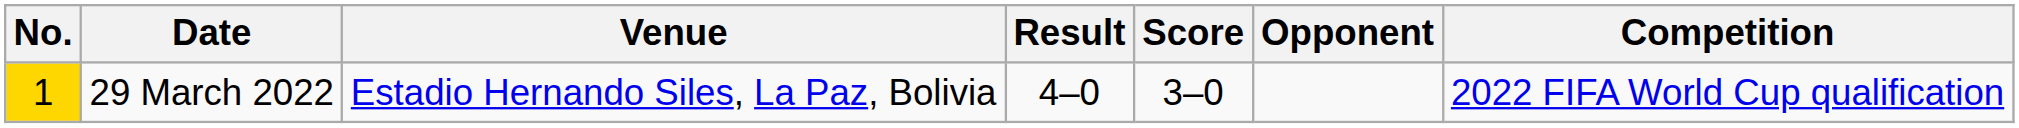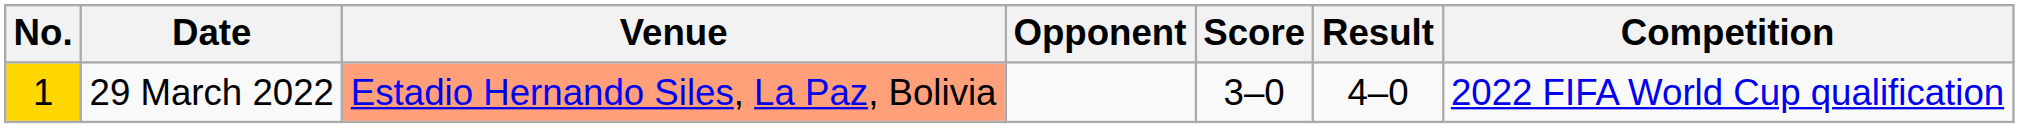columns swapped: (1347, 33) <-> (1069, 33)
(674, 91) no background -> (674, 91) lightsalmon background
